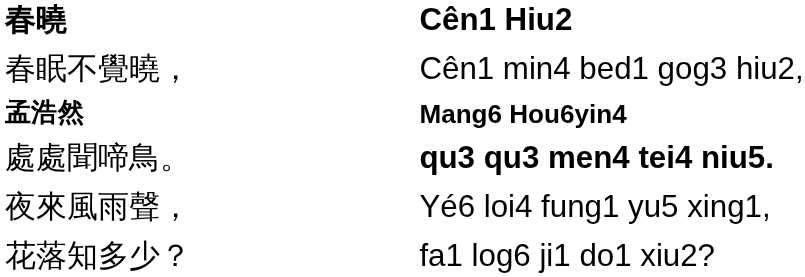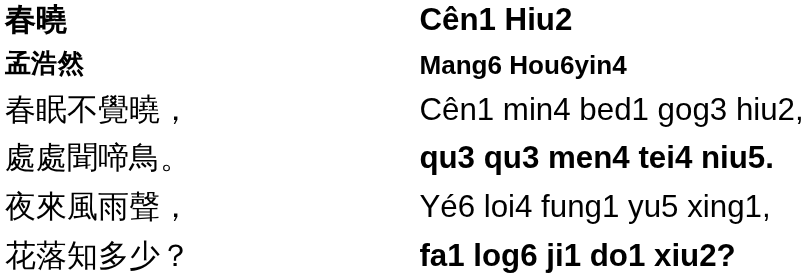rows swapped: (45, 112) <-> (98, 68)
(567, 256) normal -> (578, 256) bold
